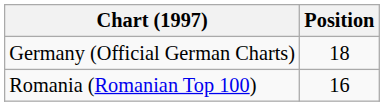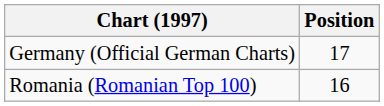(339, 52) 18 -> (339, 52) 17
